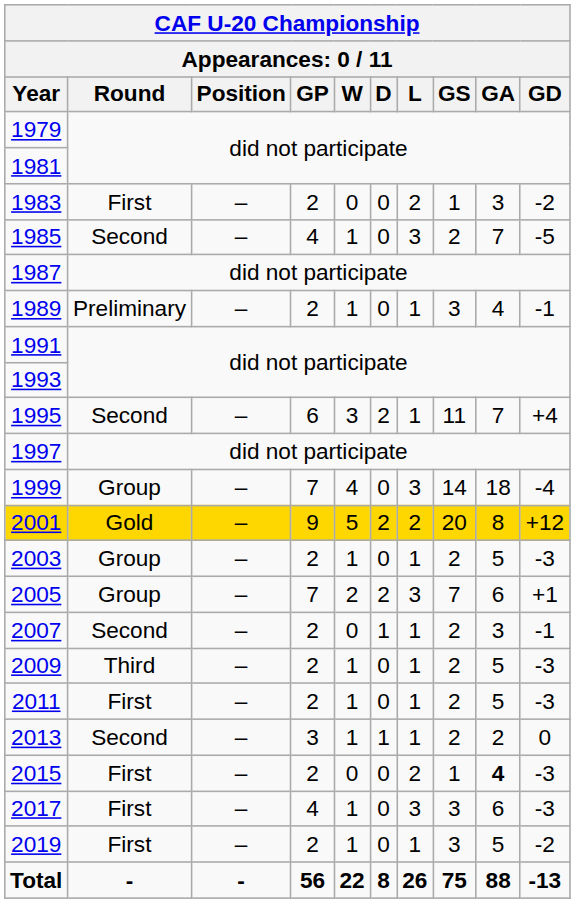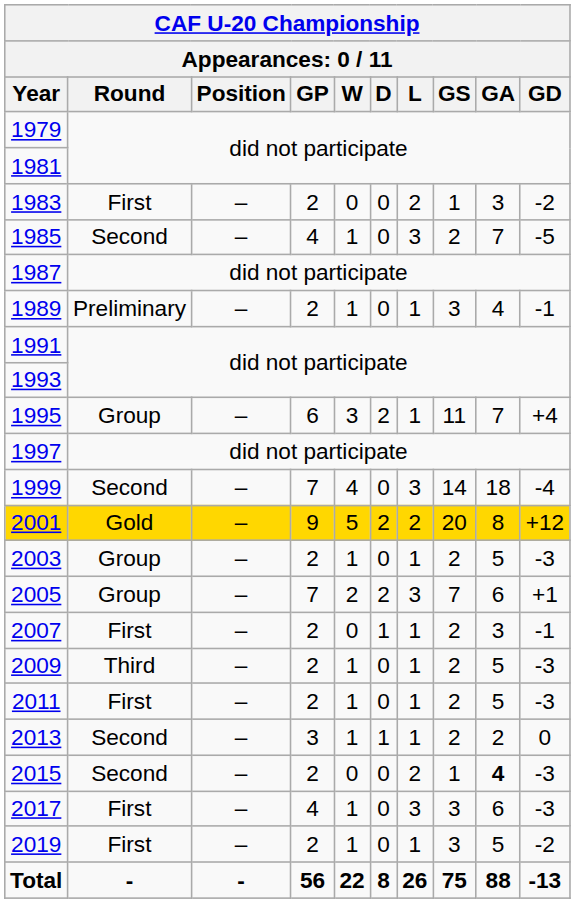(129, 416) Second -> (129, 416) Group
(129, 487) Group -> (129, 487) Second
(129, 630) Second -> (129, 630) First
(129, 773) First -> (129, 773) Second
